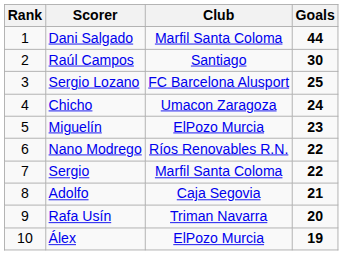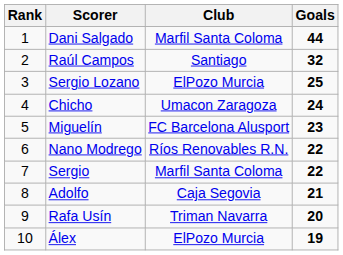(315, 60) 30 -> (315, 60) 32
(219, 82) FC Barcelona Alusport -> (219, 82) ElPozo Murcia
(219, 127) ElPozo Murcia -> (219, 127) FC Barcelona Alusport
